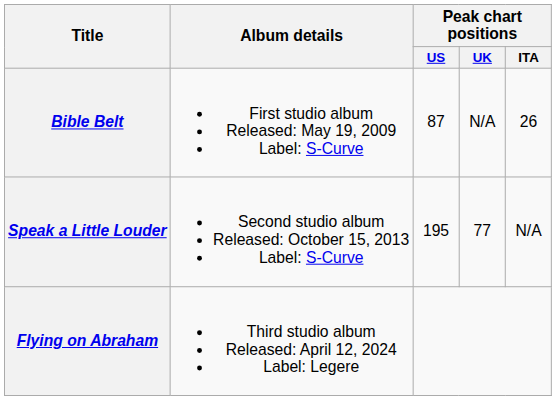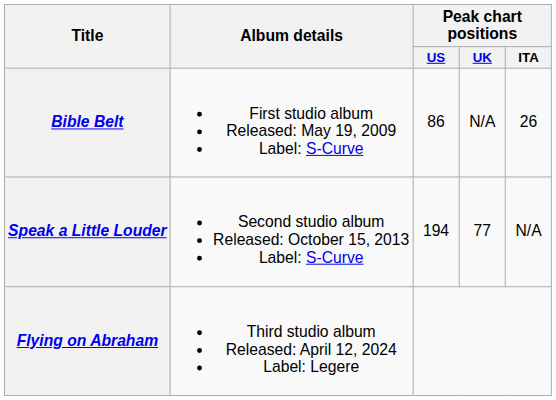(436, 122) 87 -> (436, 122) 86
(436, 231) 195 -> (436, 231) 194
